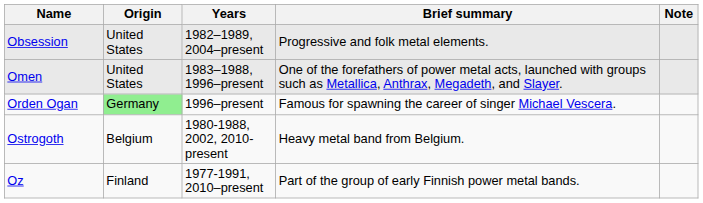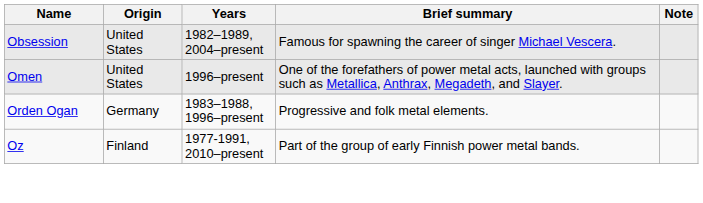(384, 42) Progressive and folk metal elements. -> (447, 42) Famous for spawning the career of singer Michael Vescera.
(224, 76) 1983–1988, 1996–present -> (224, 76) 1996–present
(133, 104) lightgreen background -> (133, 111) no background
(224, 104) 1996–present -> (224, 111) 1983–1988, 1996–present
(447, 104) Famous for spawning the career of singer Michael Vescera. -> (384, 111) Progressive and folk metal elements.
- row: (35, 139)
